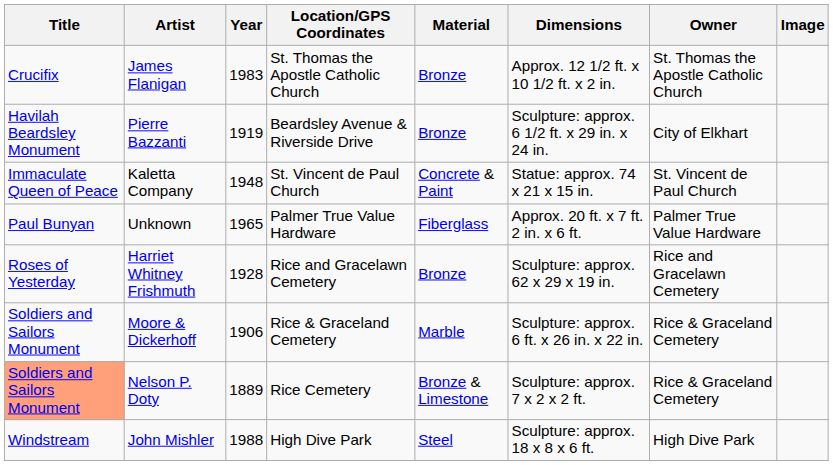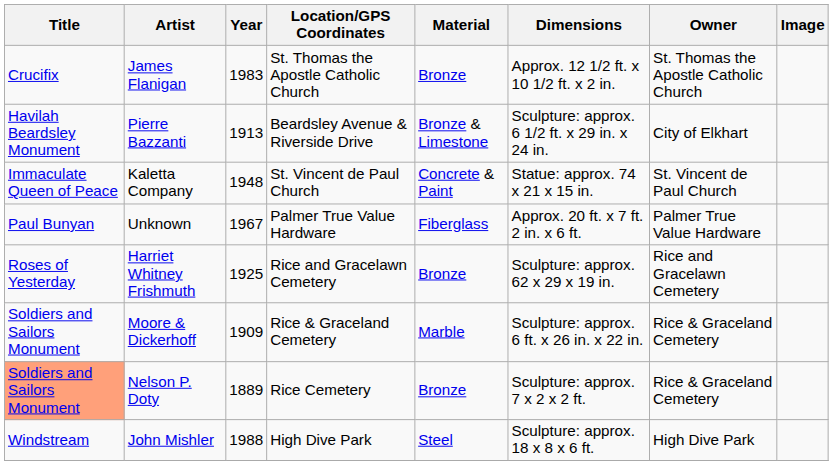(246, 133) 1919 -> (246, 133) 1913
(442, 133) Bronze -> (453, 133) Bronze & Limestone
(246, 224) 1965 -> (246, 224) 1967
(246, 273) 1928 -> (246, 273) 1925
(246, 332) 1906 -> (246, 332) 1909
(453, 390) Bronze & Limestone -> (442, 390) Bronze
